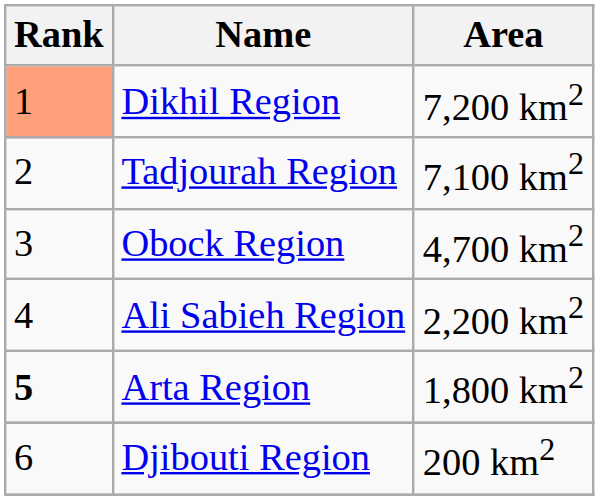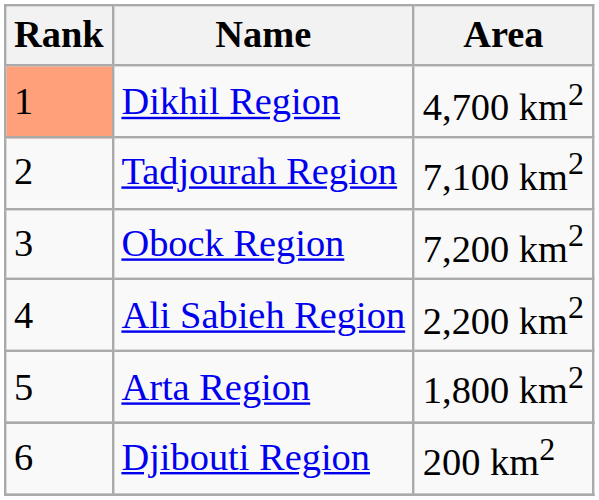(503, 101) 7,200 km2 -> (503, 101) 4,700 km2
(503, 243) 4,700 km2 -> (503, 243) 7,200 km2
(24, 386) bold -> (24, 386) normal
